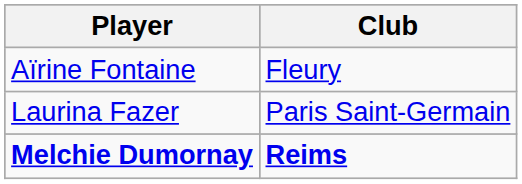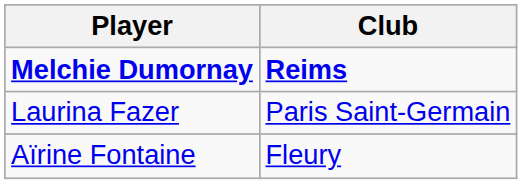rows swapped: (132, 155) <-> (103, 69)
